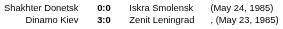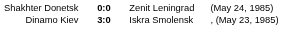(161, 7) Iskra Smolensk -> (162, 7) Zenit Leningrad
(162, 20) Zenit Leningrad -> (161, 20) Iskra Smolensk
